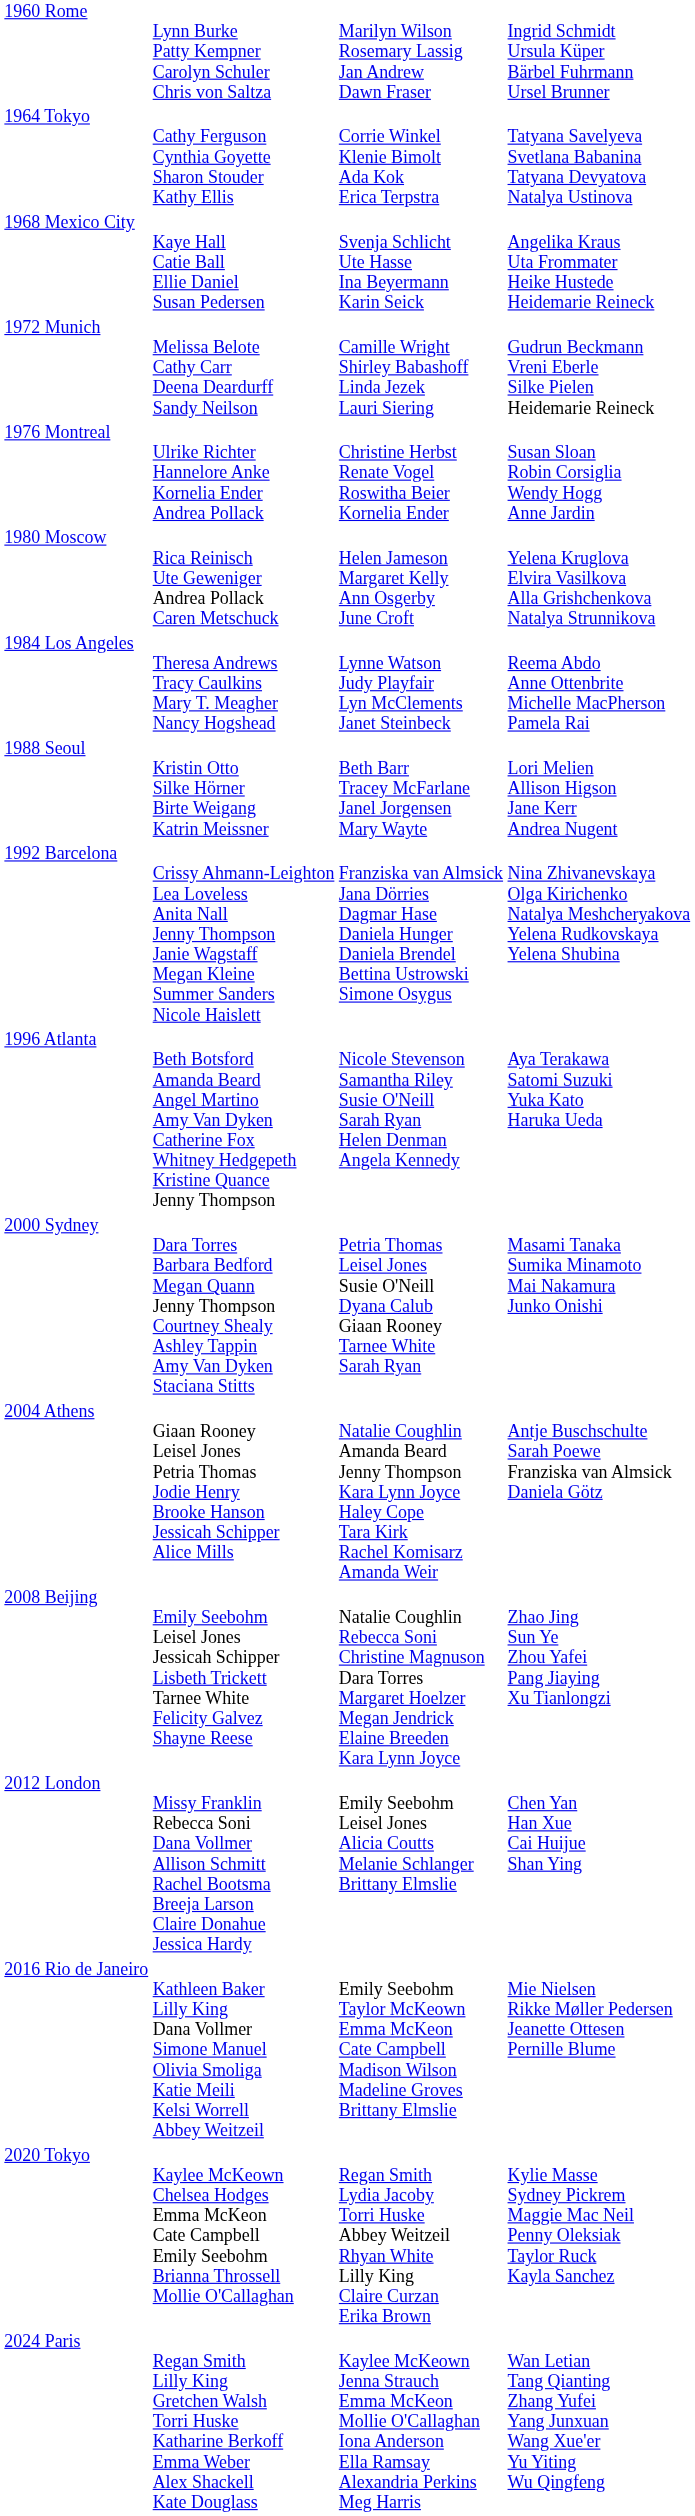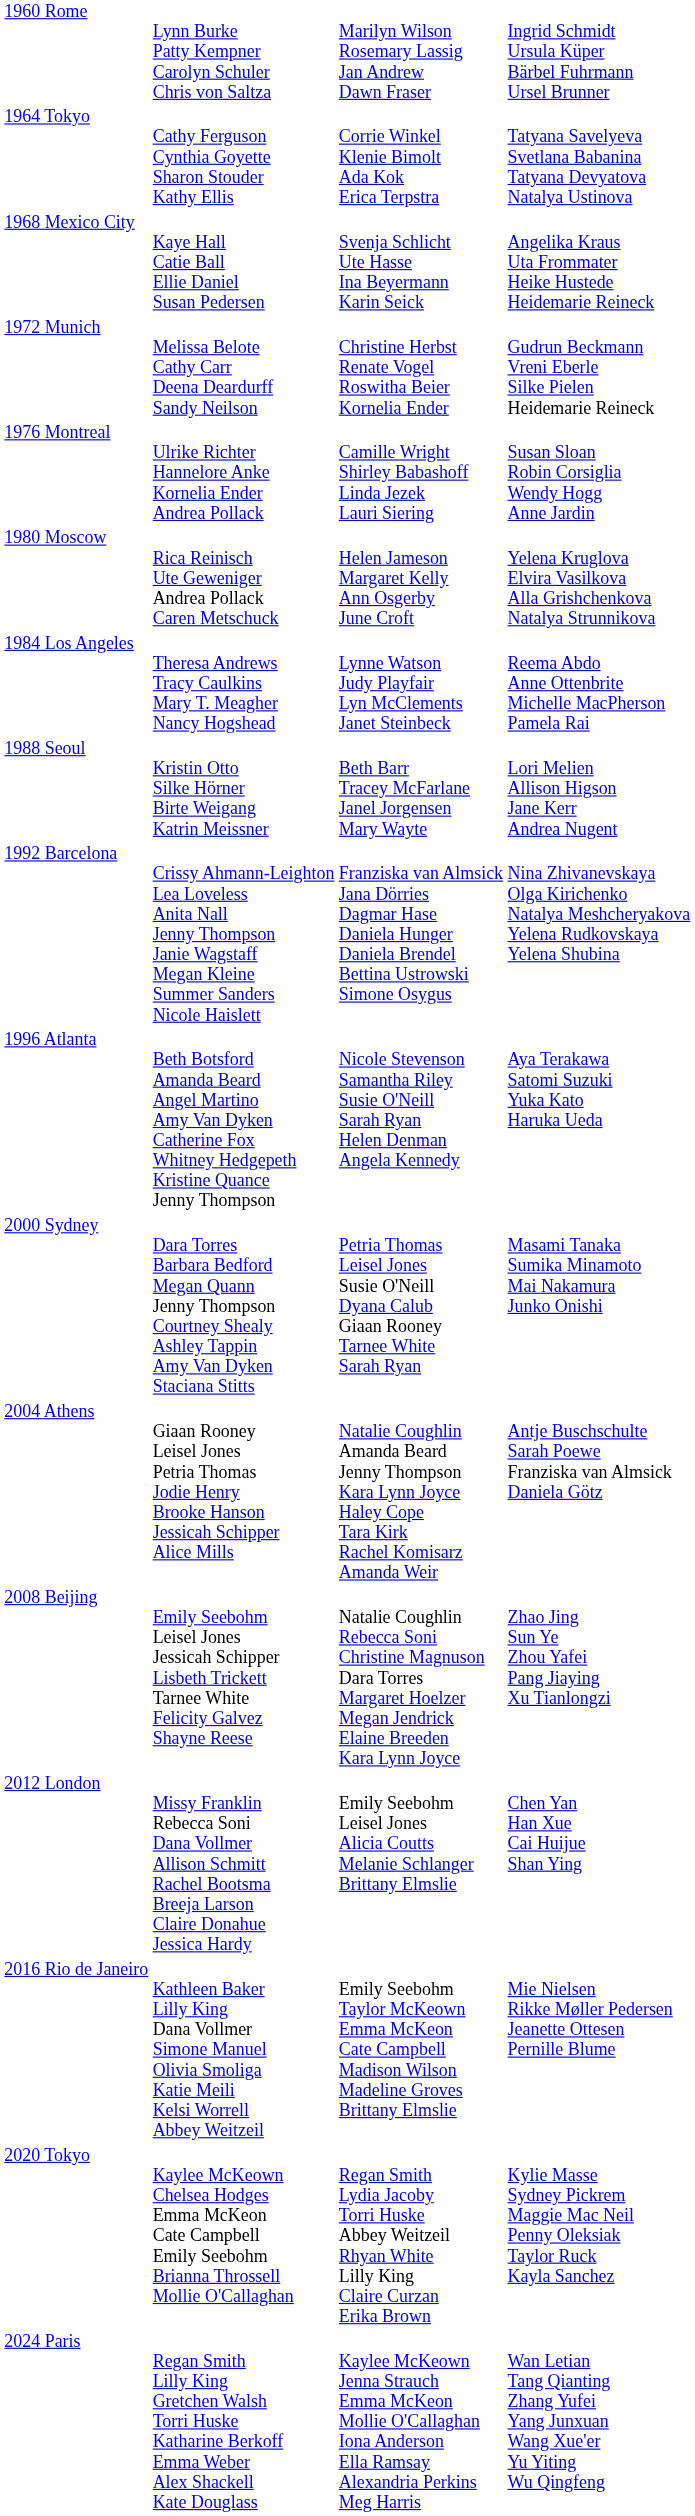(404, 377) Camille Wright Shirley Babashoff Linda Jezek Lauri Siering -> (398, 377) Christine Herbst Renate Vogel Roswitha Beier Kornelia Ender
(398, 482) Christine Herbst Renate Vogel Roswitha Beier Kornelia Ender -> (404, 482) Camille Wright Shirley Babashoff Linda Jezek Lauri Siering
